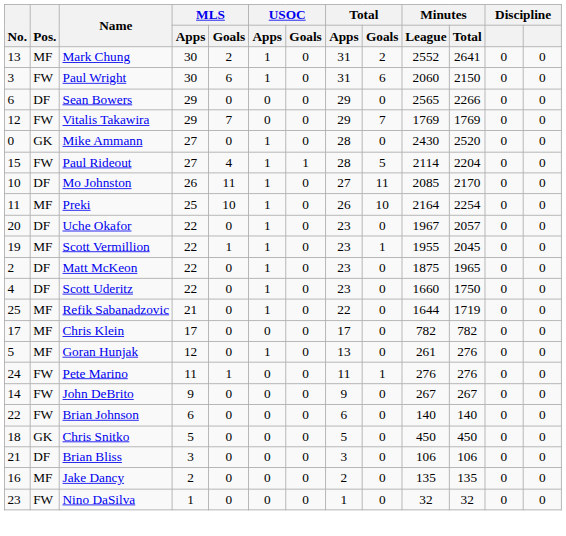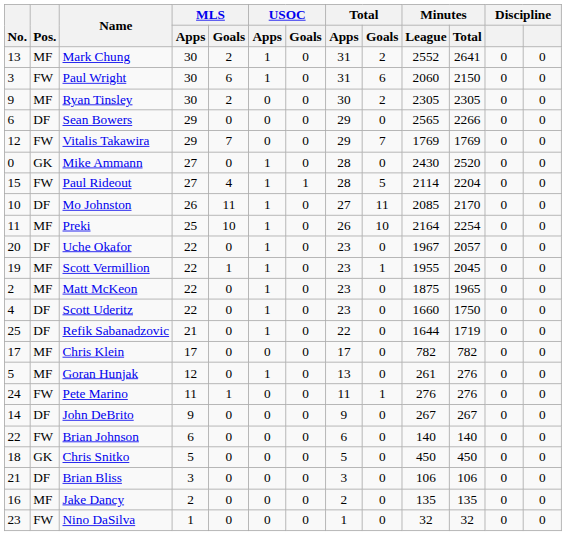+ row: (97, 99)
(42, 267) DF -> (43, 288) MF
(43, 309) MF -> (42, 330) DF
(43, 394) FW -> (42, 415) DF
